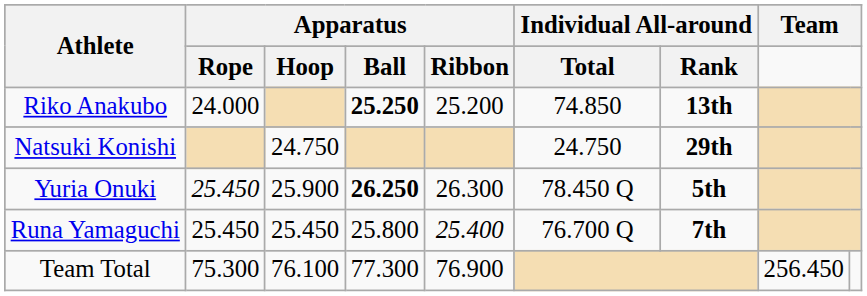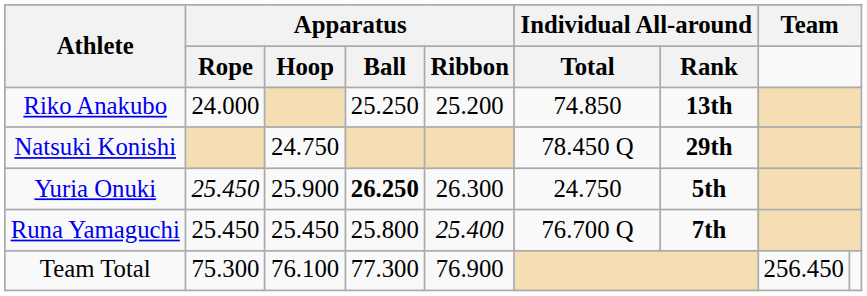(385, 107) bold -> (385, 107) normal
(588, 147) 24.750 -> (588, 147) 78.450 Q
(588, 188) 78.450 Q -> (588, 188) 24.750
